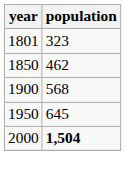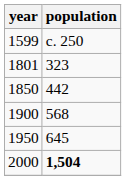+ row: (23, 41)
(57, 65) 462 -> (57, 89) 442
